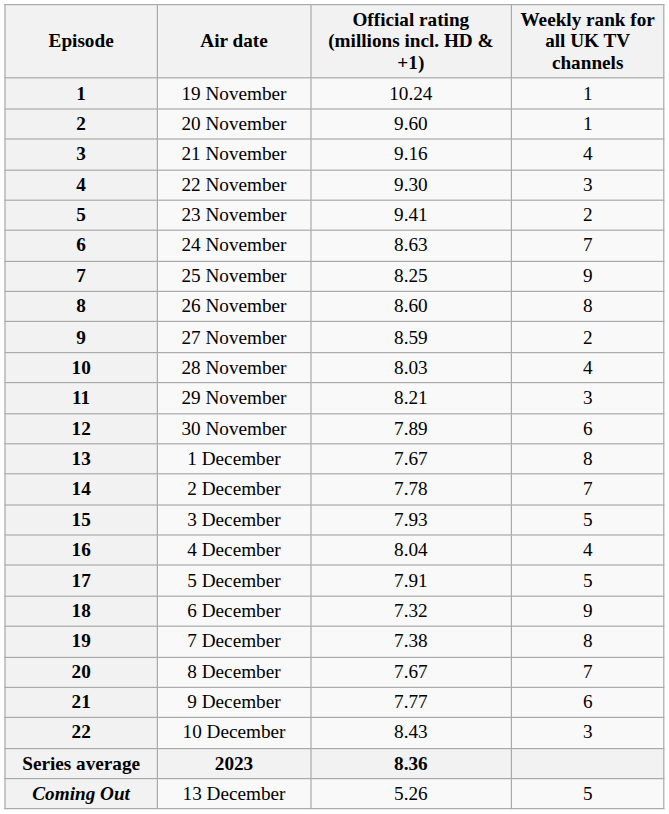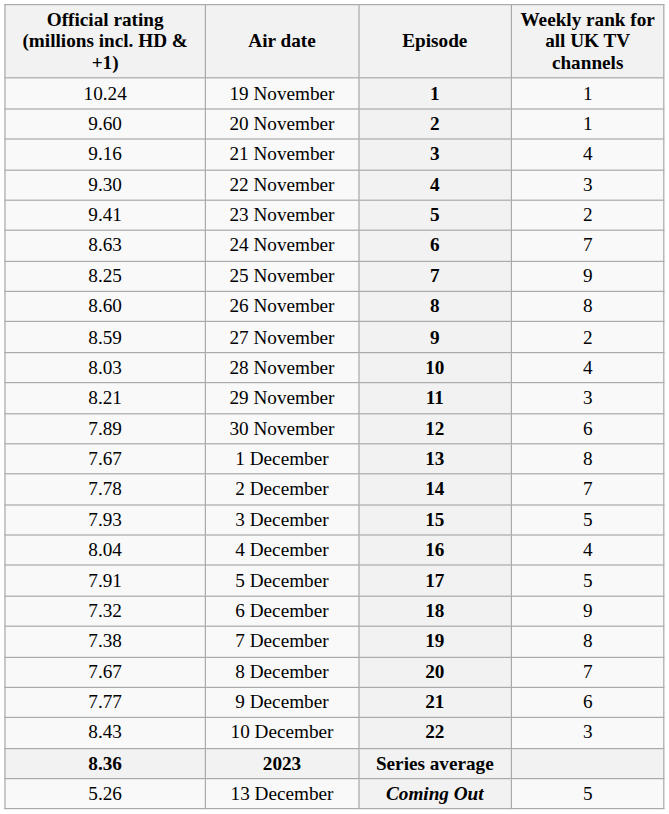columns swapped: (81, 41) <-> (411, 41)
